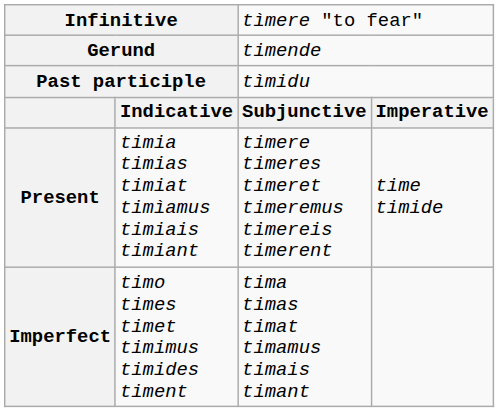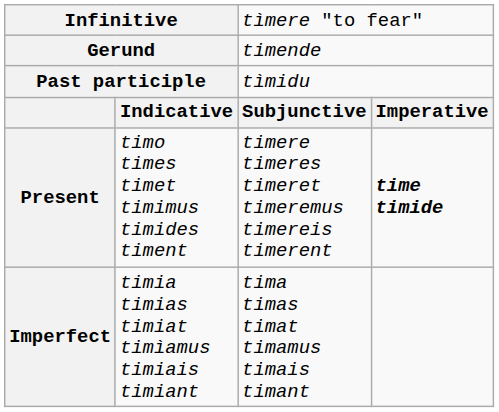(165, 197) timia timias timiat timìamus timiais timiant -> (160, 197) timo times timet timimus timides timent
(409, 197) normal -> (409, 197) bold
(160, 337) timo times timet timimus timides timent -> (165, 337) timia timias timiat timìamus timiais timiant
